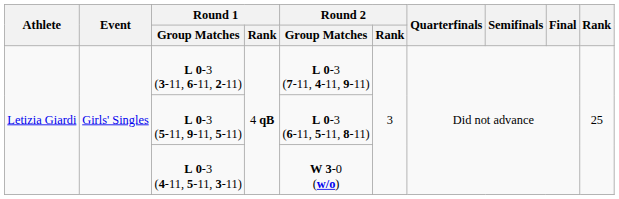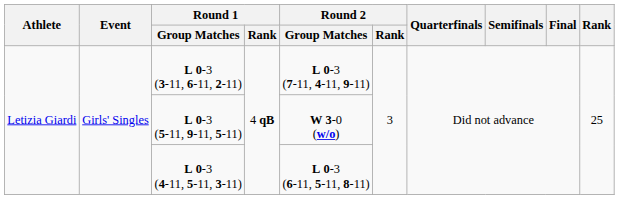(326, 127) L 0-3 (6-11, 5-11, 8-11) -> (326, 127) W 3-0 (w/o)
(326, 177) W 3-0 (w/o) -> (326, 177) L 0-3 (6-11, 5-11, 8-11)
